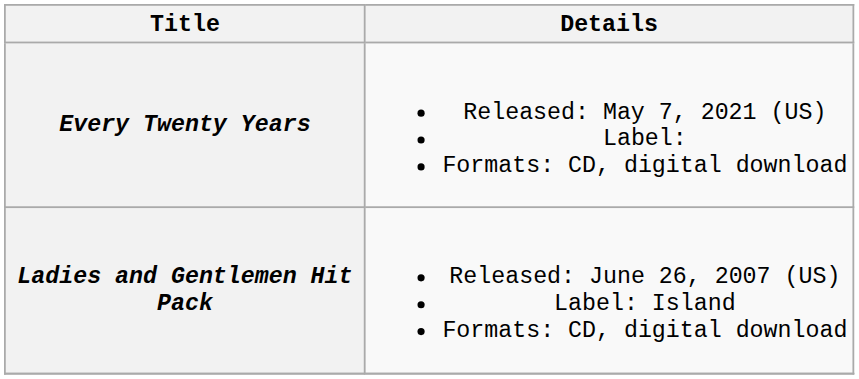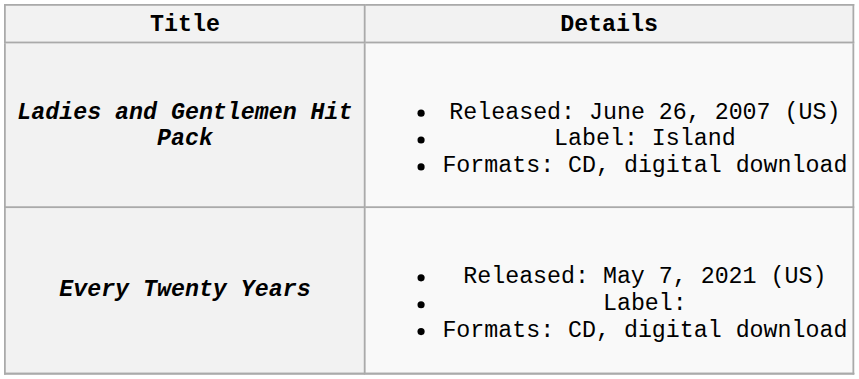rows swapped: (185, 290) <-> (185, 125)
